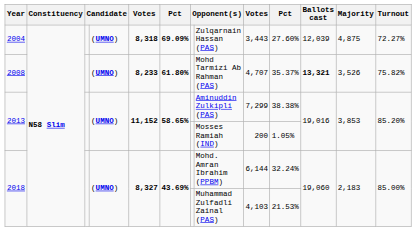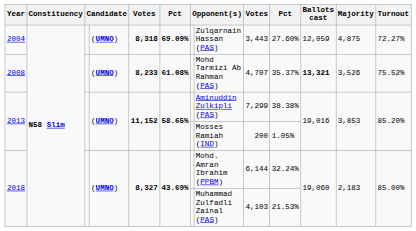(316, 40) 12,039 -> (316, 40) 12,059
(175, 73) 61.80% -> (175, 73) 61.08%
(391, 73) 75.82% -> (391, 73) 75.52%
